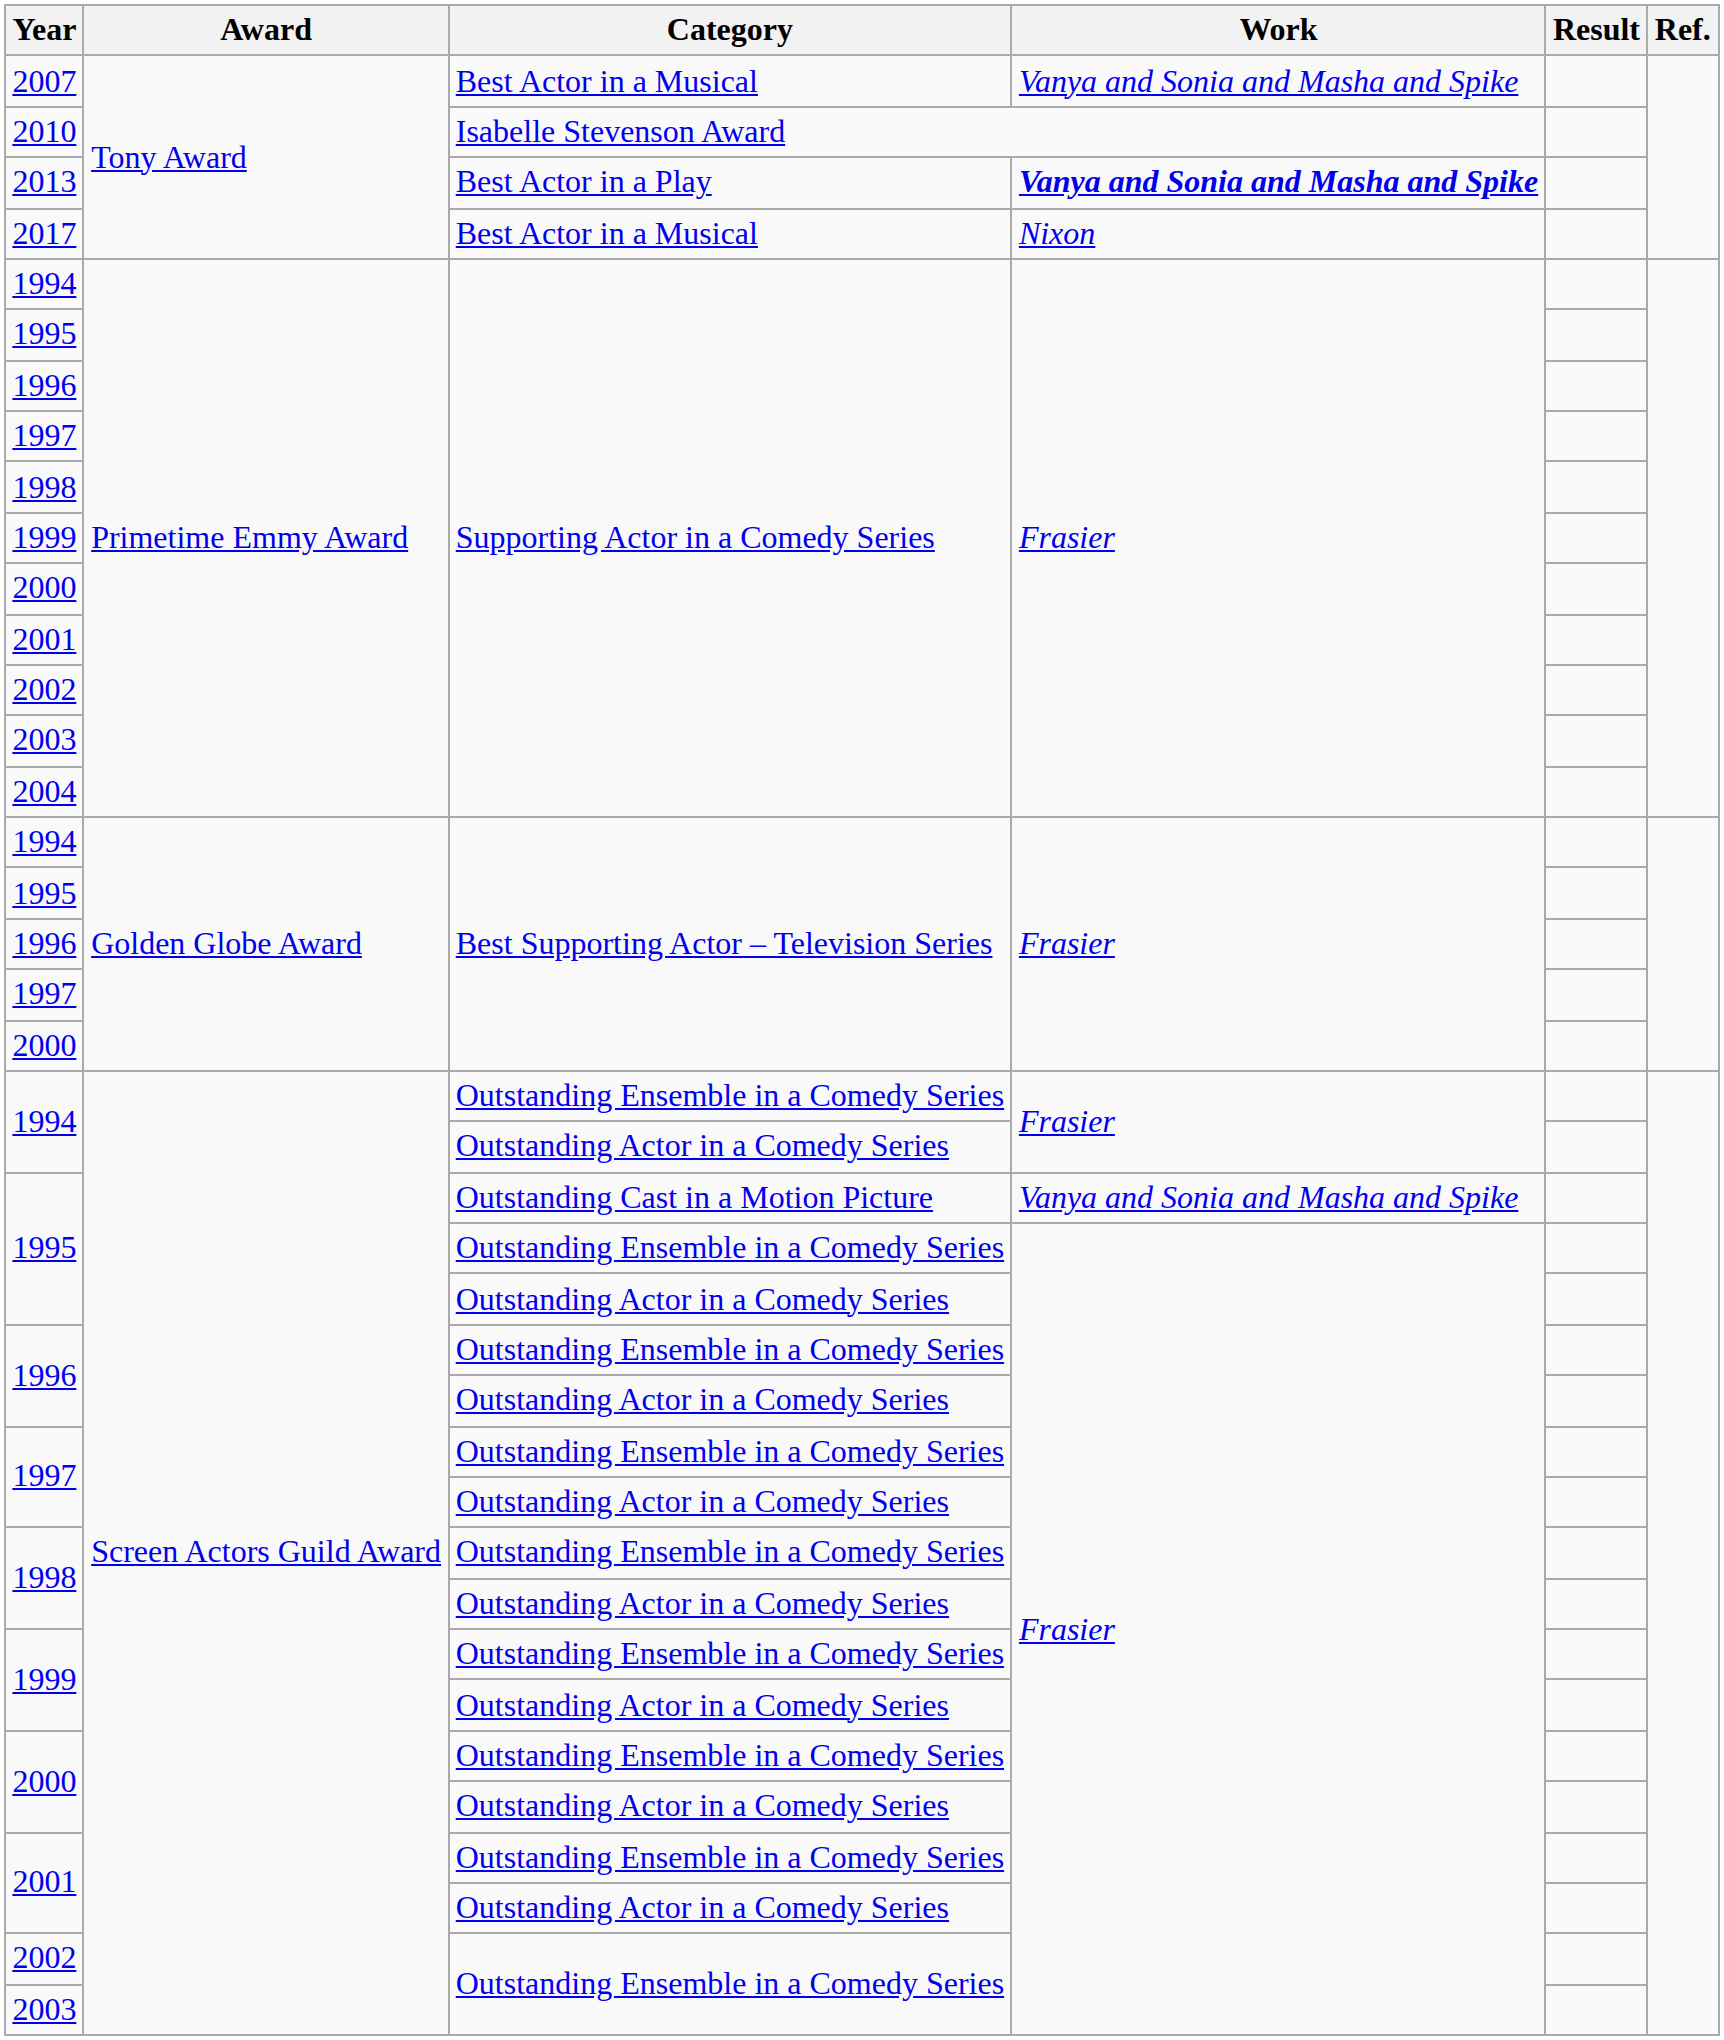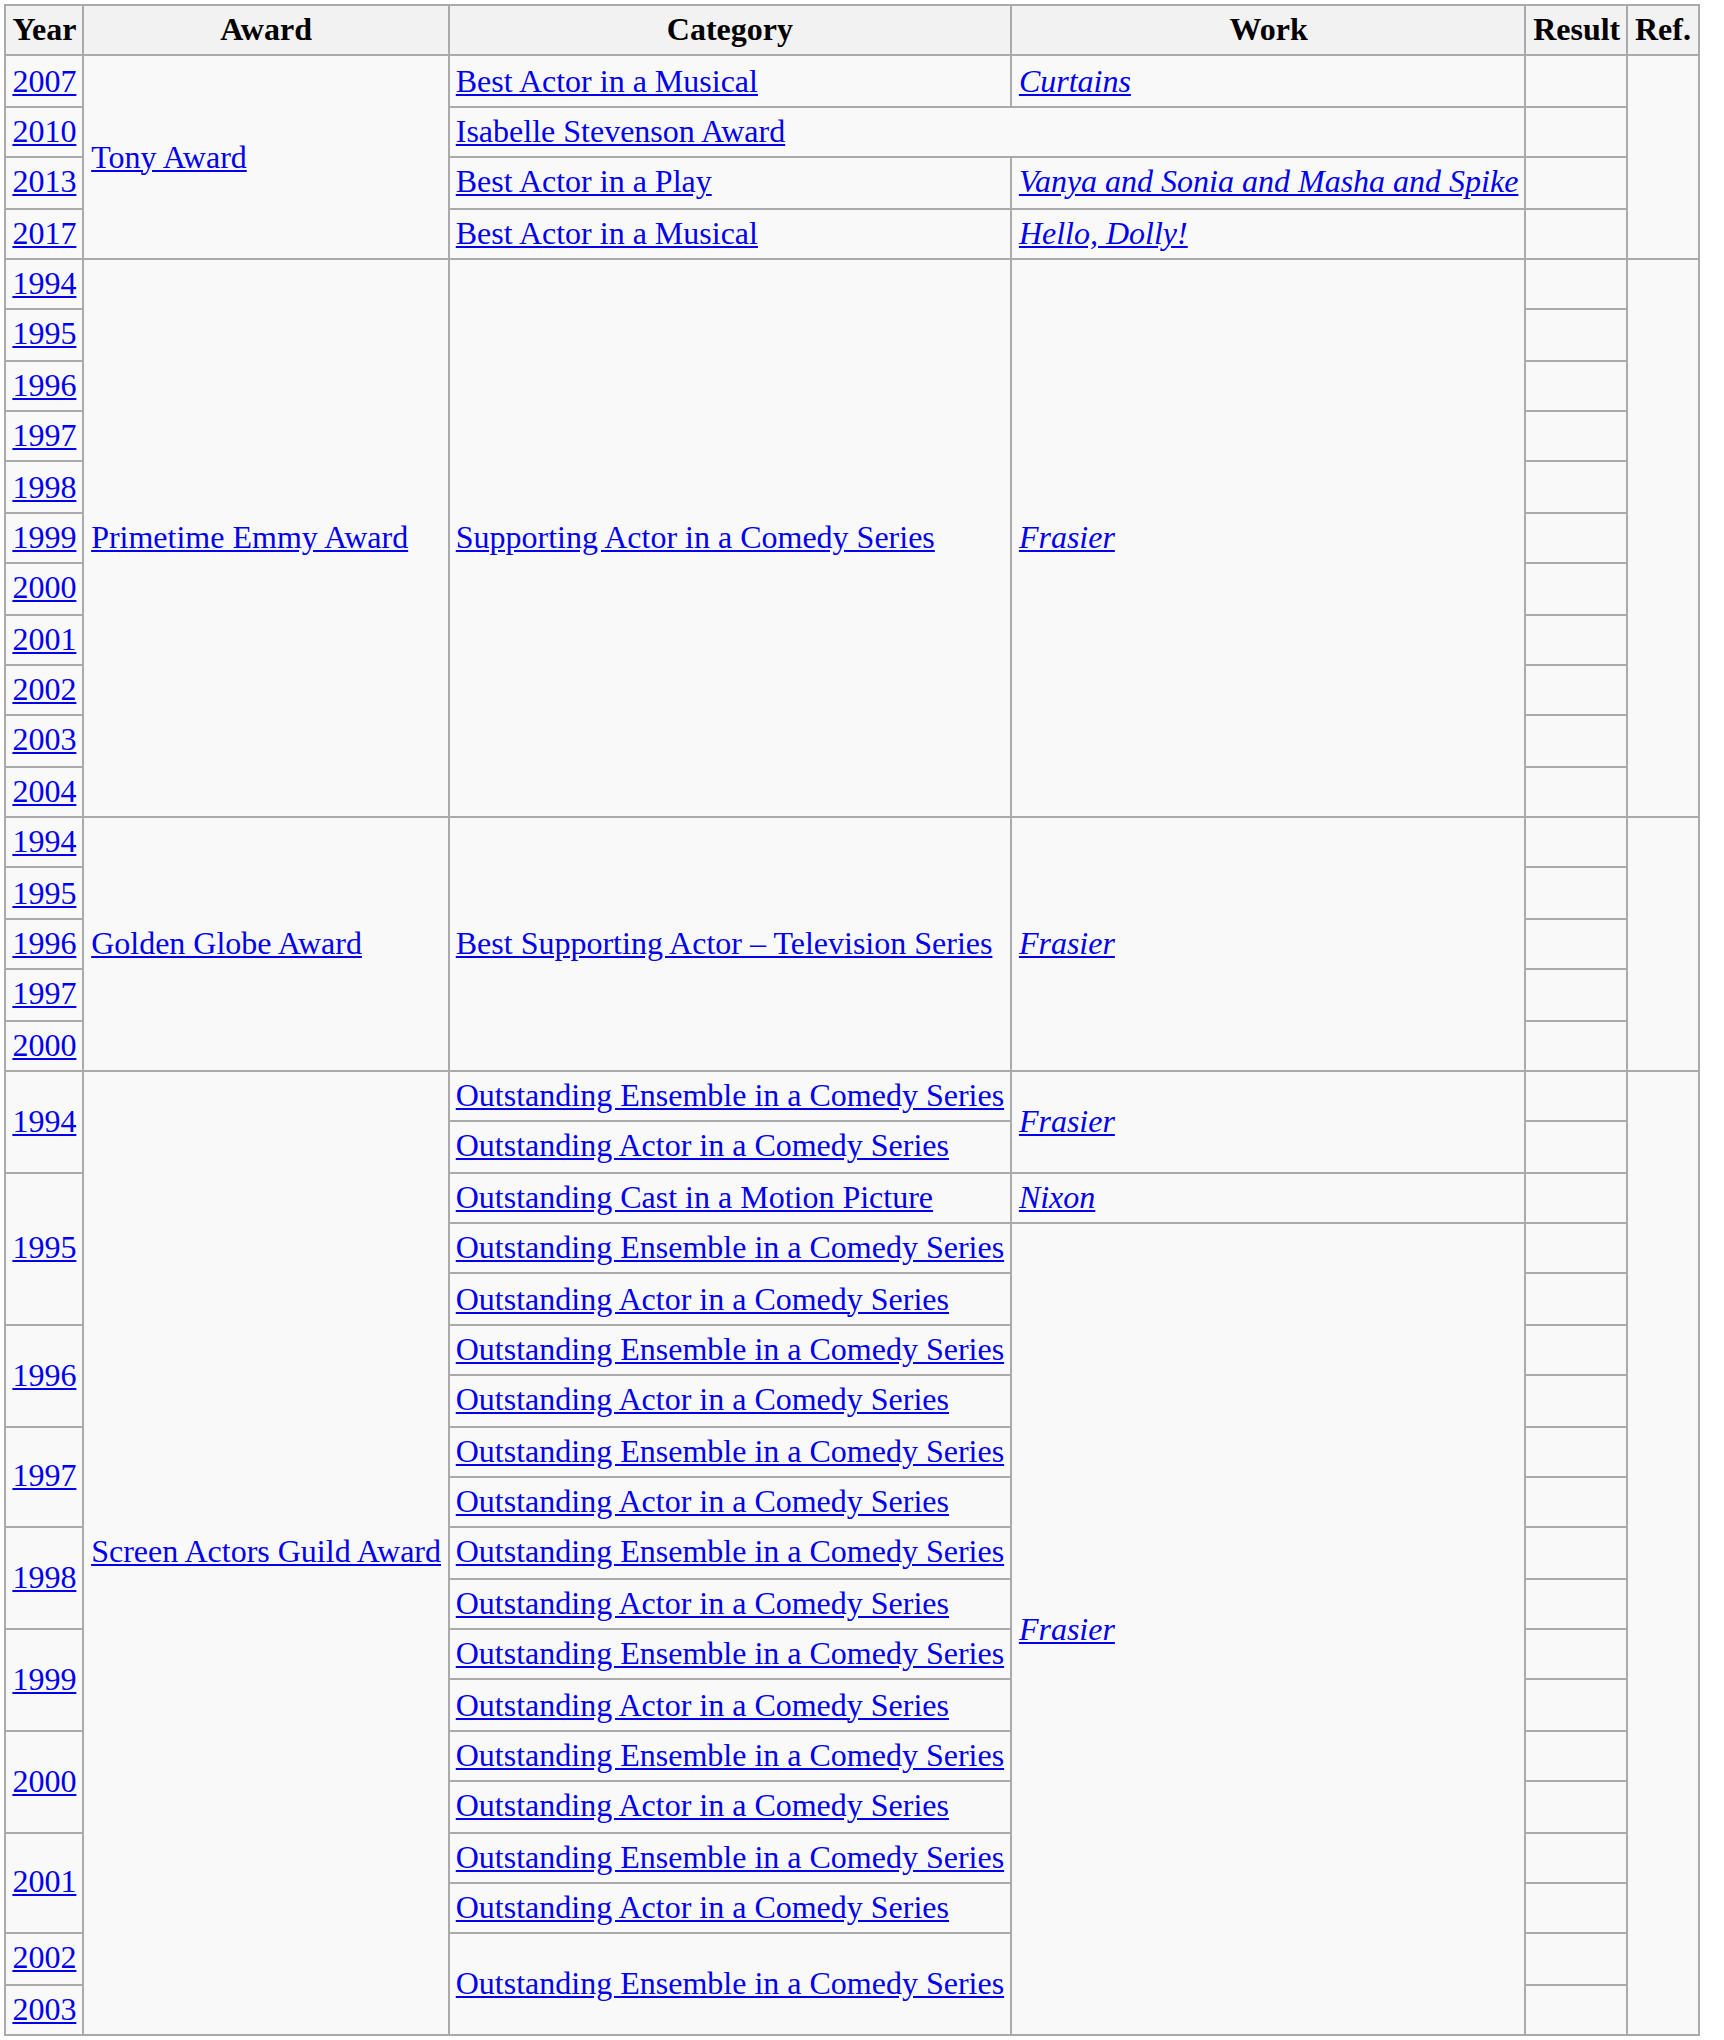(1269, 80) Vanya and Sonia and Masha and Spike -> (1075, 80) Curtains
(1279, 182) bold -> (1269, 182) normal
(1057, 232) Nixon -> (1103, 232) Hello, Dolly!
(1269, 1197) Vanya and Sonia and Masha and Spike -> (1057, 1197) Nixon
